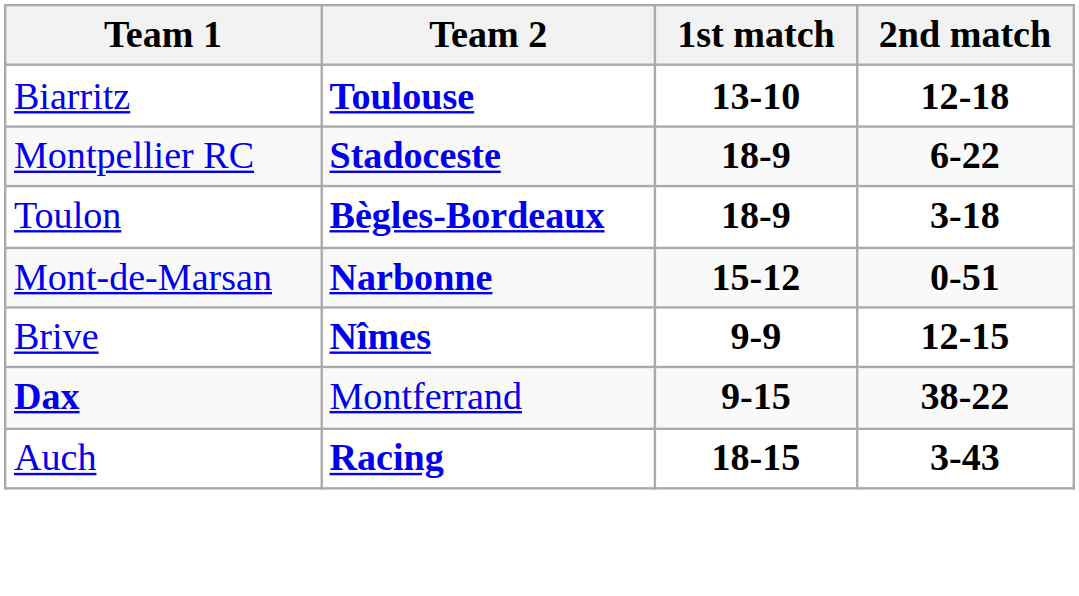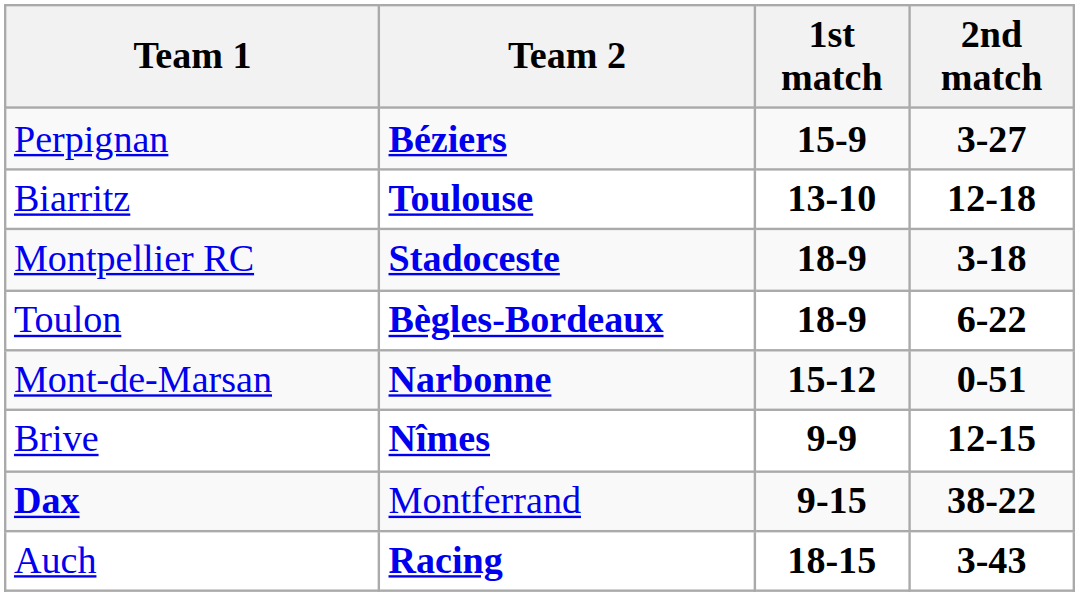+ row: (91, 137)
(965, 155) 6-22 -> (992, 258) 3-18
(965, 215) 3-18 -> (992, 319) 6-22
